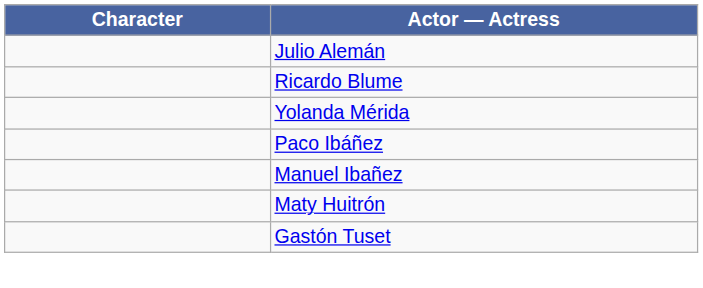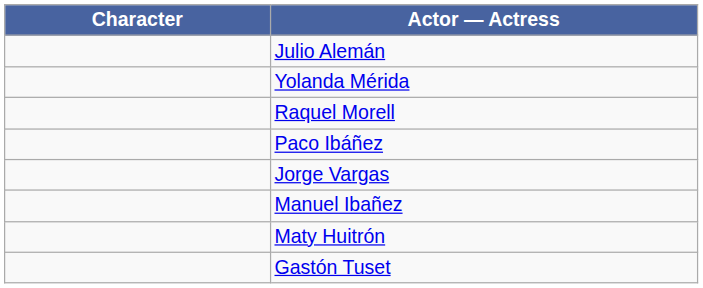- row: (339, 81)
+ row: (335, 112)
+ row: (332, 174)
